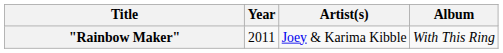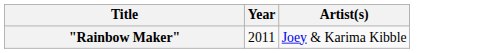- column: (454, 15)
